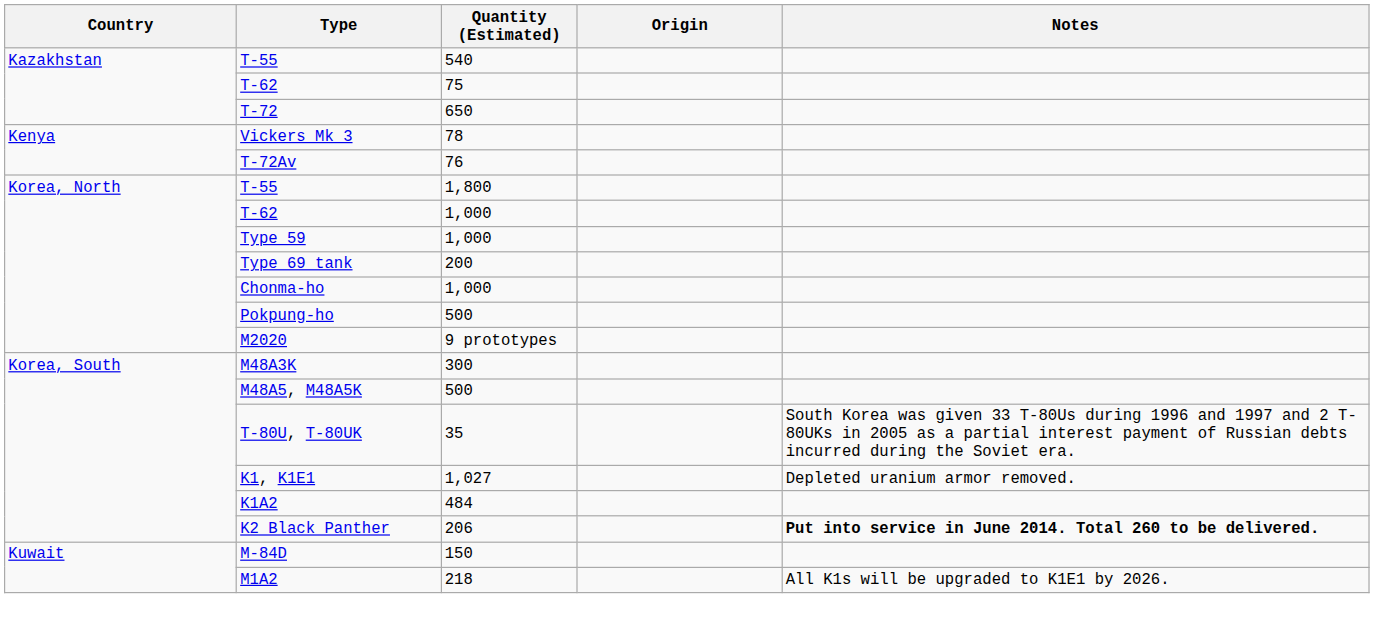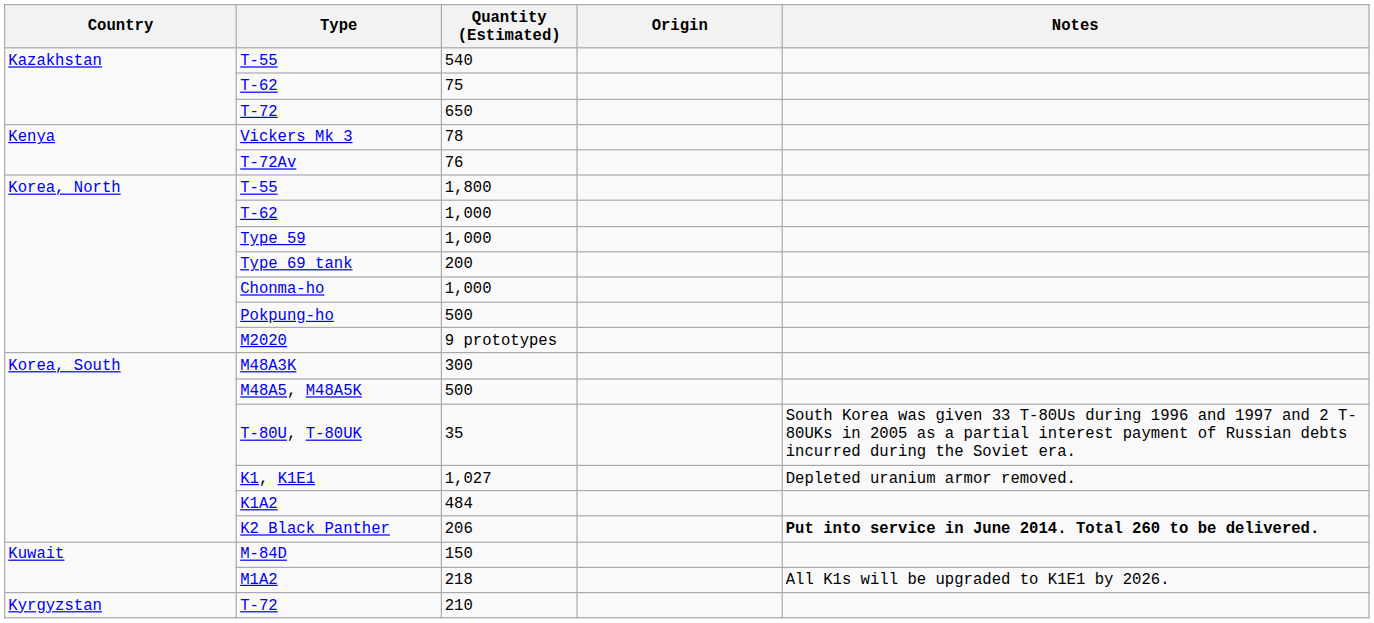+ row: (259, 605)
